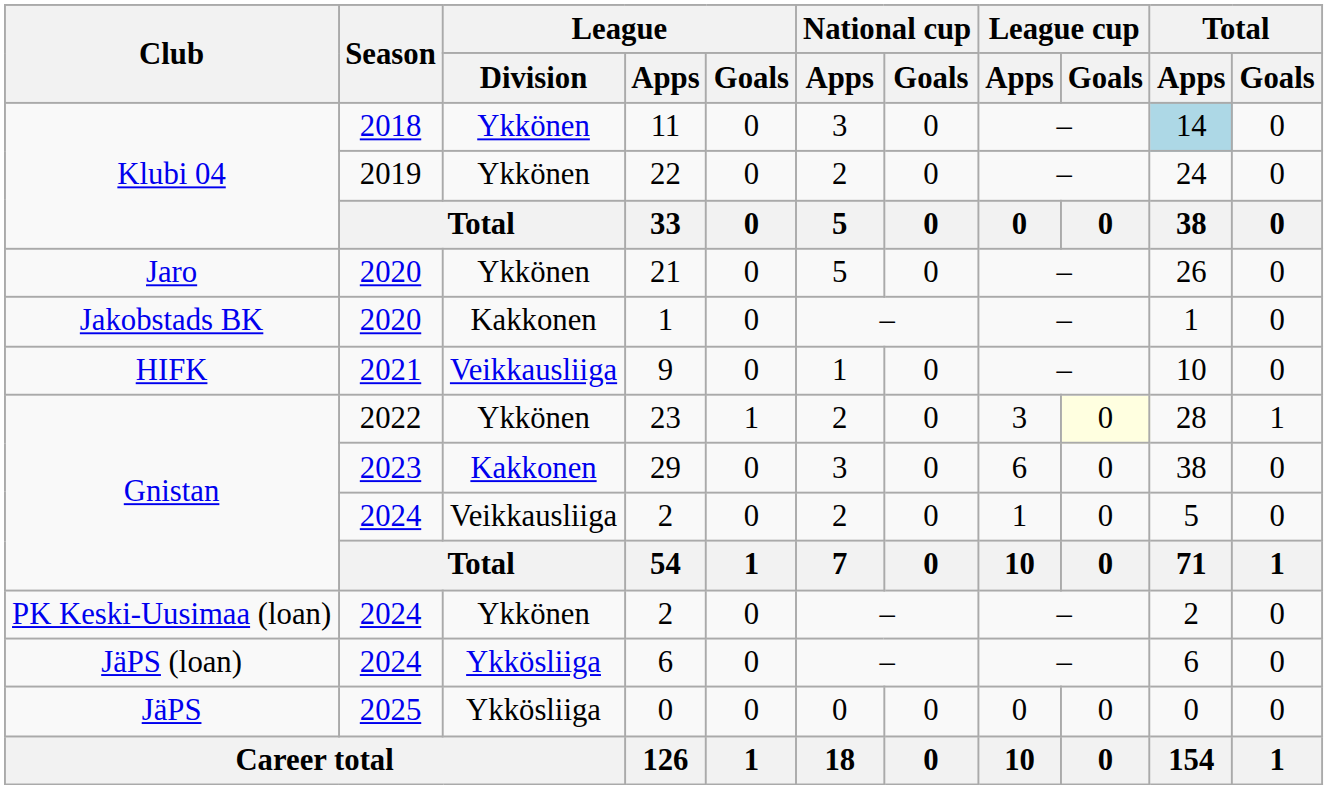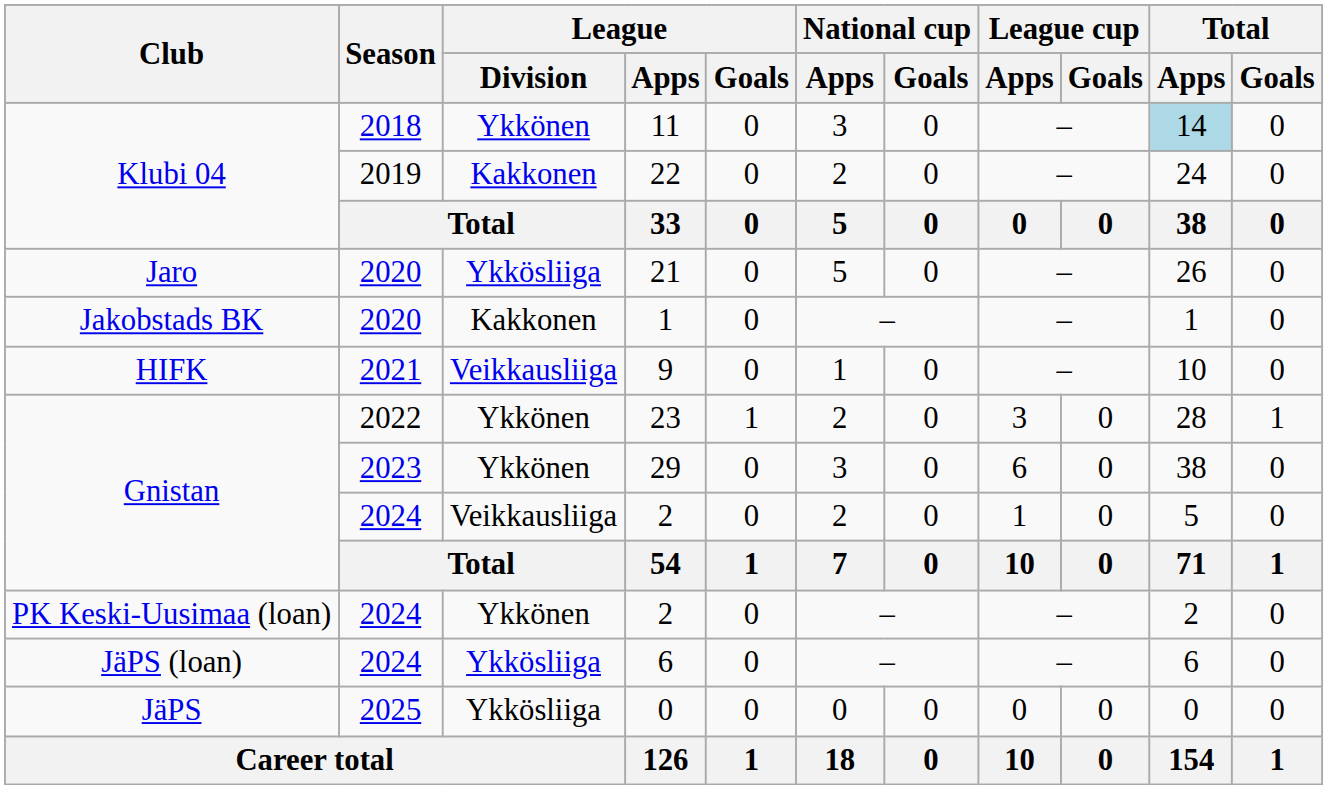(534, 175) Ykkönen -> (534, 175) Kakkonen
(534, 272) Ykkönen -> (534, 272) Ykkösliiga
(1105, 418) lightyellow background -> (1105, 418) no background
(534, 467) Kakkonen -> (534, 467) Ykkönen
